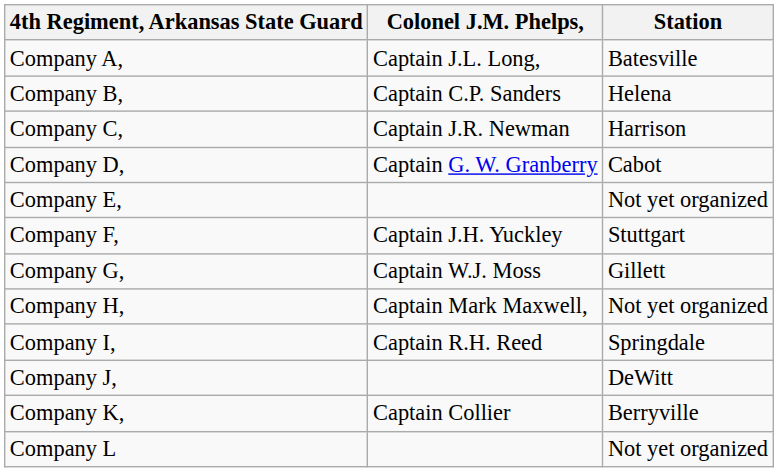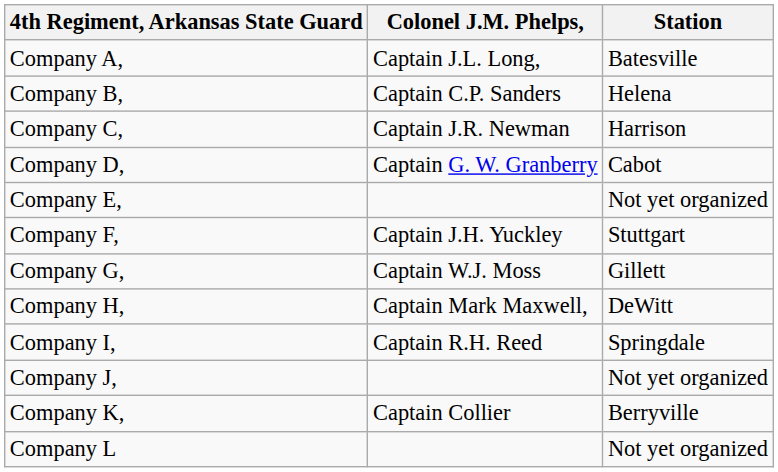(688, 306) Not yet organized -> (640, 306) DeWitt
(640, 377) DeWitt -> (688, 377) Not yet organized
